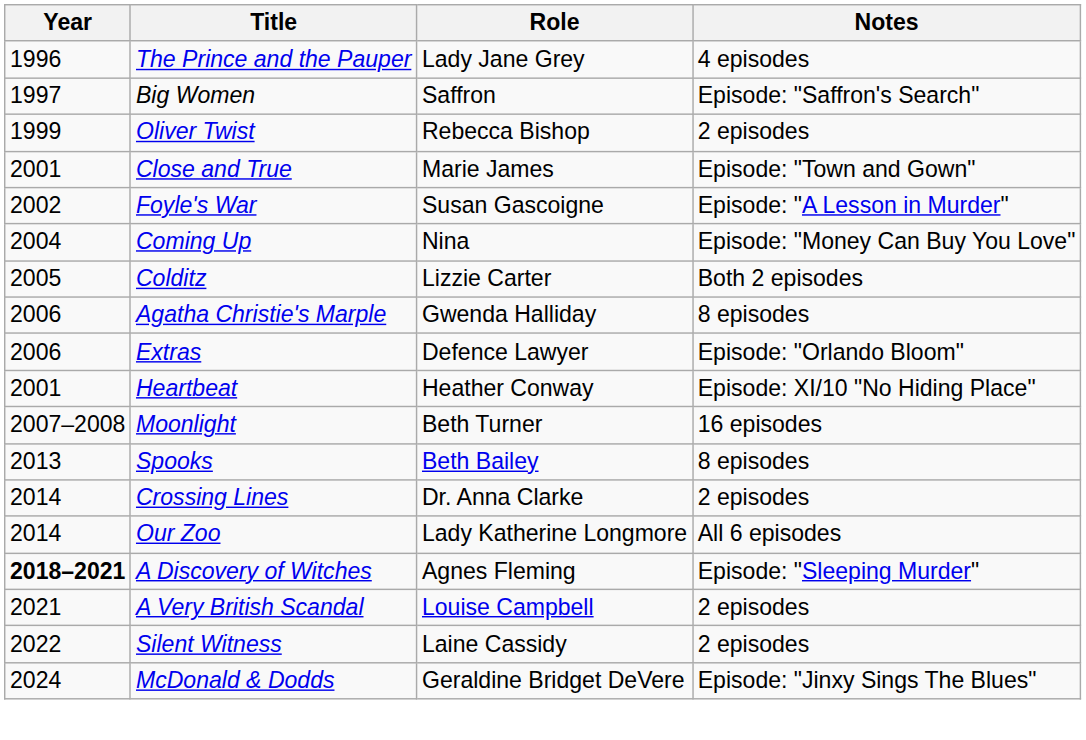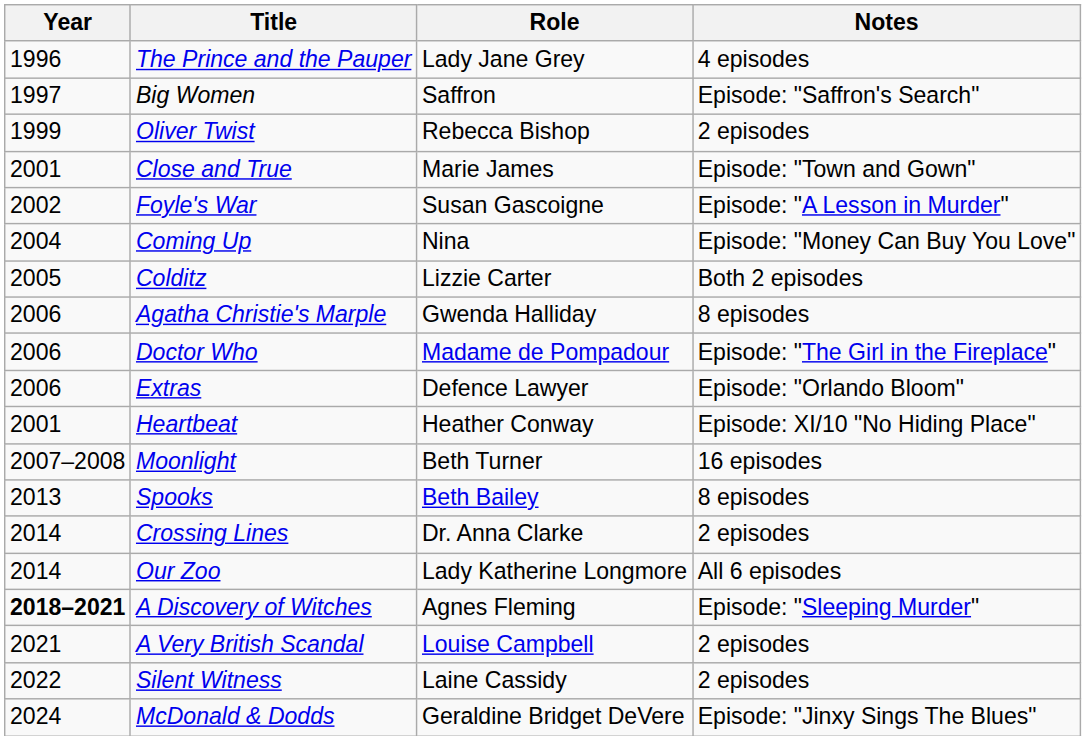+ row: (197, 351)
